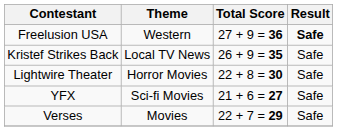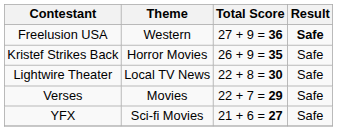(167, 55) Local TV News -> (167, 55) Horror Movies
(167, 75) Horror Movies -> (167, 75) Local TV News
rows swapped: (63, 95) <-> (63, 116)
